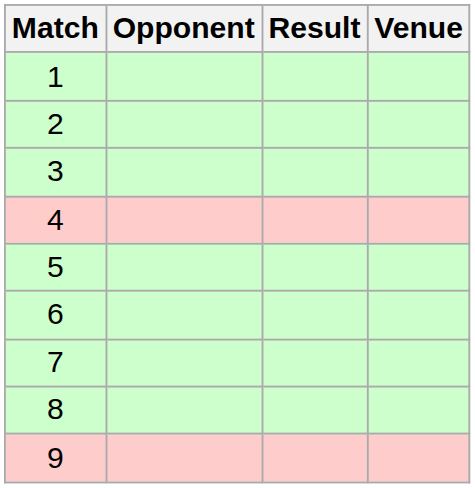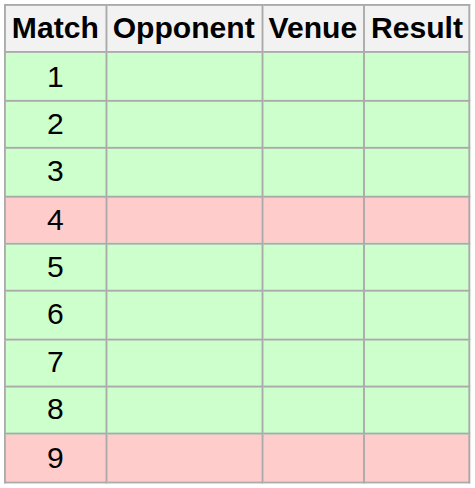columns swapped: (419, 28) <-> (315, 28)
